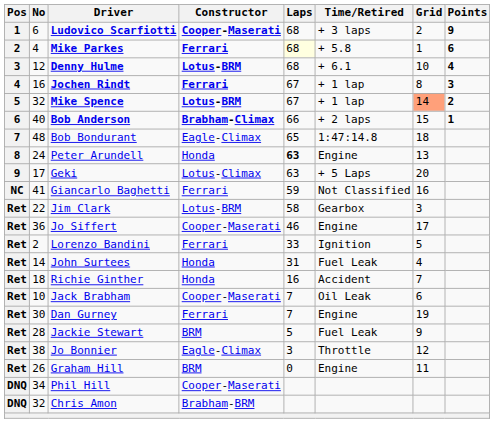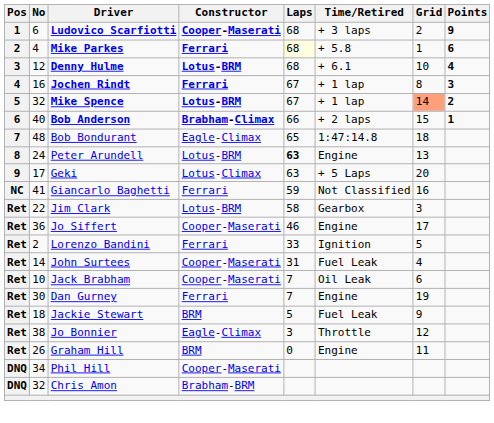(198, 156) Honda -> (211, 156) Lotus-BRM
(198, 262) Honda -> (231, 262) Cooper-Maserati
- row: (97, 280)
(39, 333) 28 -> (39, 315) 18
